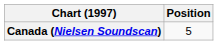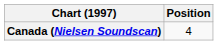(189, 31) 5 -> (189, 31) 4
